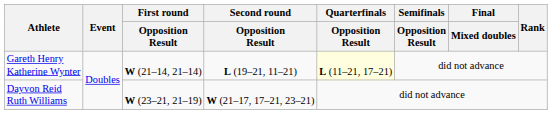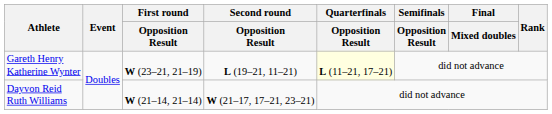(163, 72) W (21–14, 21–14) -> (163, 72) W (23–21, 21–19)
(163, 101) W (23–21, 21–19) -> (163, 101) W (21–14, 21–14)
